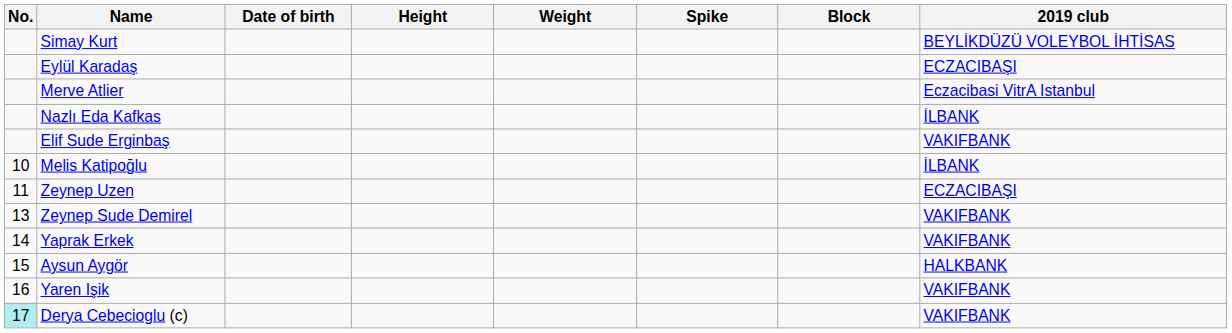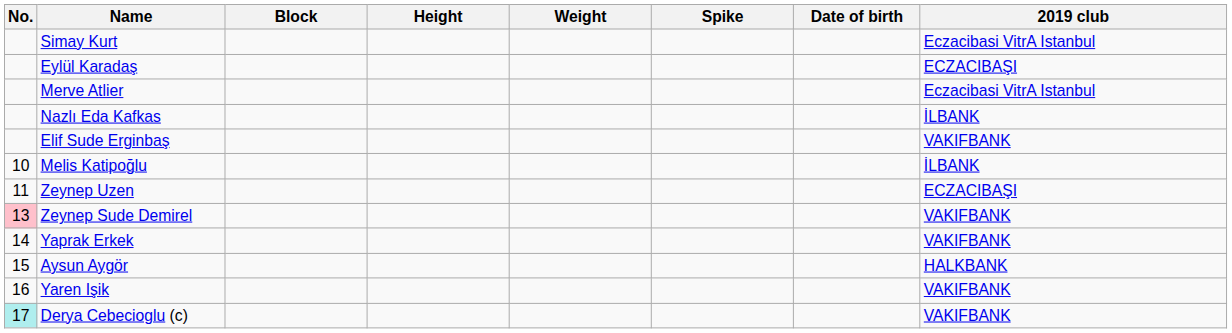columns swapped: (288, 16) <-> (849, 16)
(1049, 41) BEYLİKDÜZÜ VOLEYBOL İHTİSAS -> (1010, 41) Eczacibasi VitrA Istanbul
(21, 215) no background -> (21, 215) pink background
